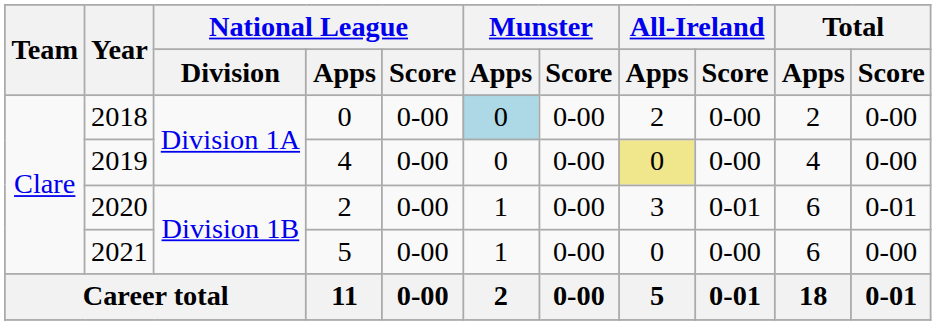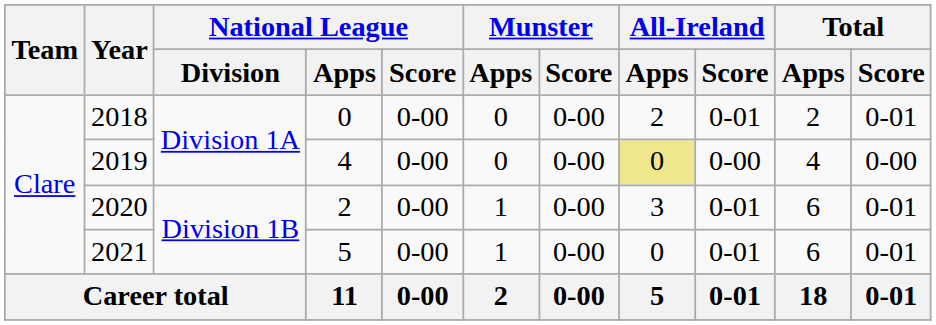(501, 116) lightblue background -> (501, 116) no background
(735, 116) 0-00 -> (735, 116) 0-01
(891, 116) 0-00 -> (891, 116) 0-01
(735, 251) 0-00 -> (735, 251) 0-01
(891, 251) 0-00 -> (891, 251) 0-01
